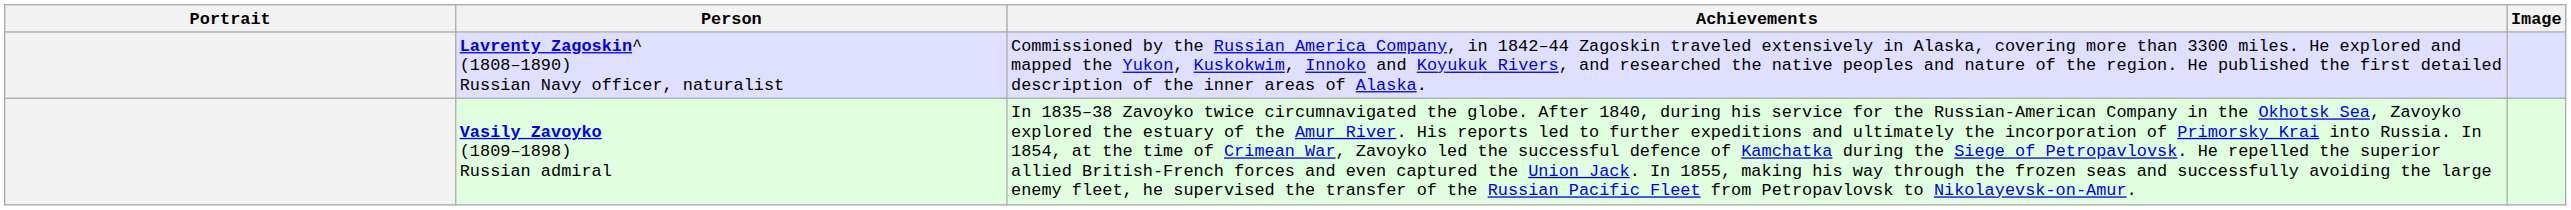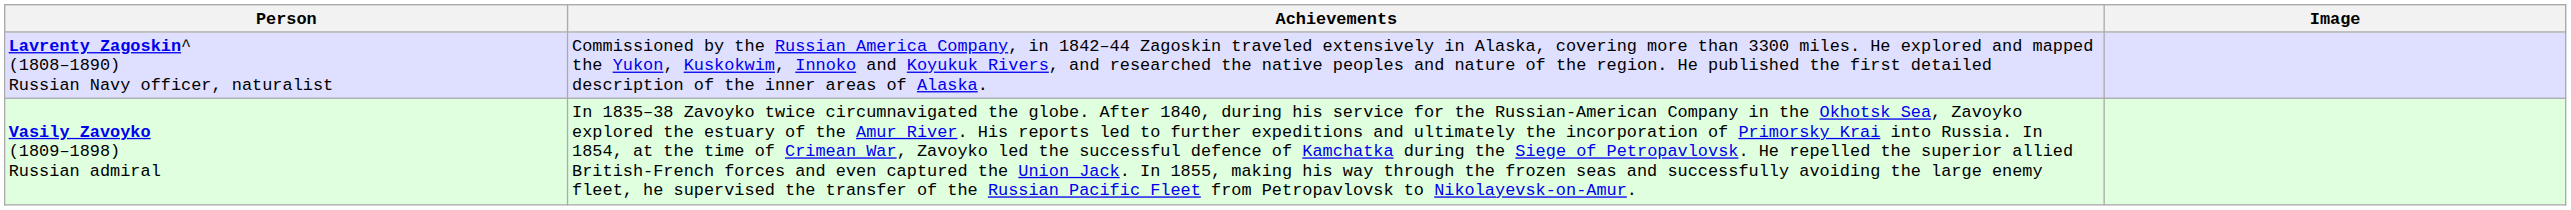- column: (230, 18)
